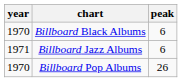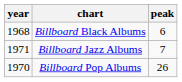(18, 31) 1970 -> (18, 31) 1968
(163, 49) 6 -> (163, 49) 7
